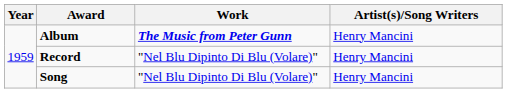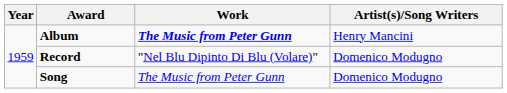(373, 56) Henry Mancini -> (388, 56) Domenico Modugno
(228, 77) "Nel Blu Dipinto Di Blu (Volare)" -> (211, 77) The Music from Peter Gunn
(373, 77) Henry Mancini -> (388, 77) Domenico Modugno
